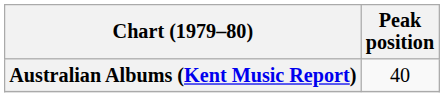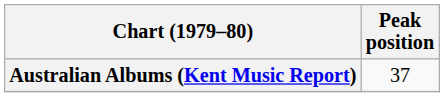(400, 75) 40 -> (400, 75) 37
